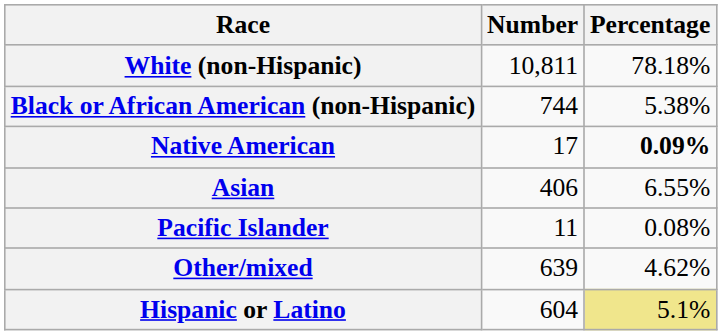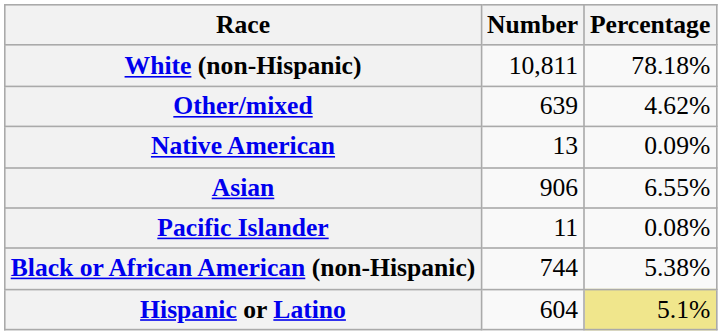rows swapped: (243, 106) <-> (243, 268)
(565, 146) 17 -> (565, 146) 13
(675, 146) bold -> (677, 146) normal
(559, 187) 406 -> (559, 187) 906
